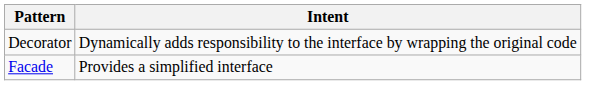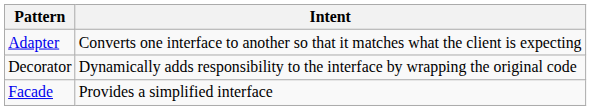+ row: (34, 42)
